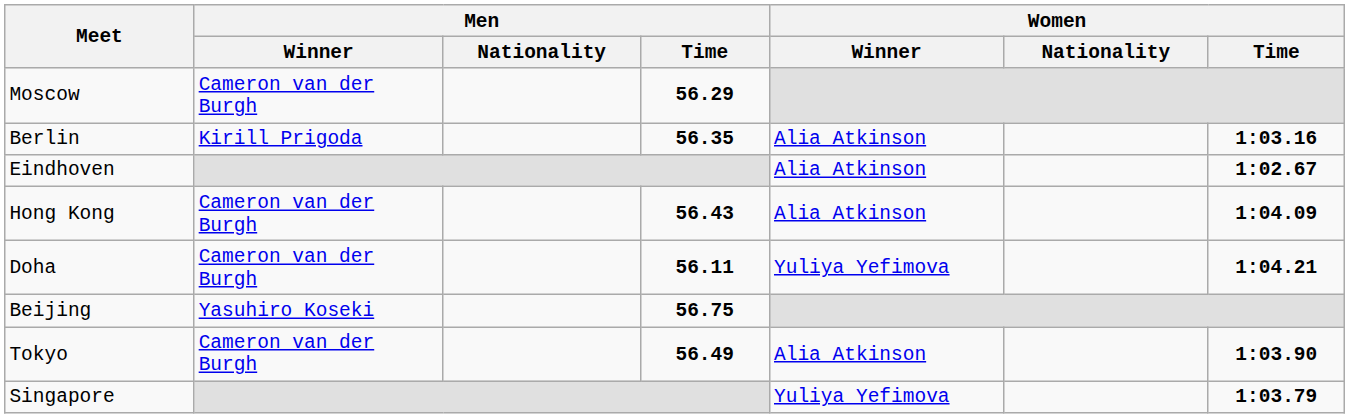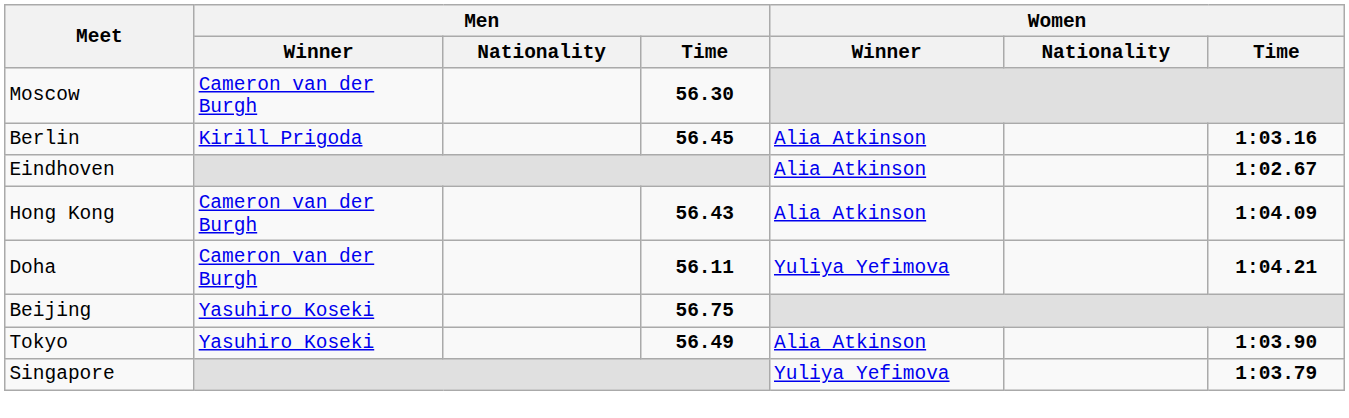(705, 95) 56.29 -> (705, 95) 56.30
(705, 138) 56.35 -> (705, 138) 56.45
(286, 354) Cameron van der Burgh -> (286, 342) Yasuhiro Koseki
